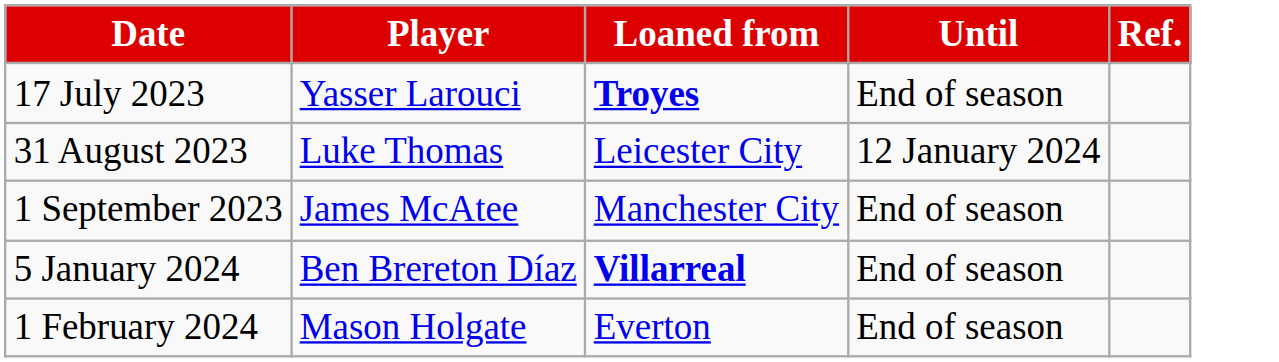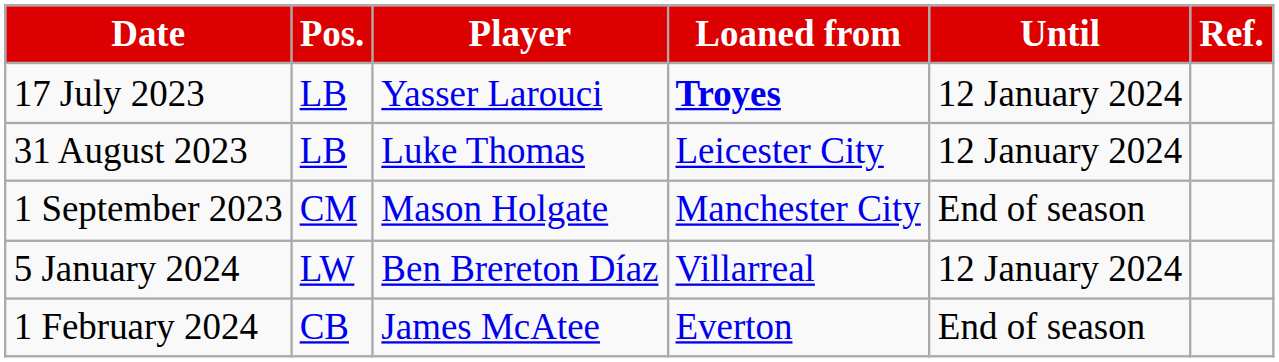+ column: (332, 33)
(960, 92) End of season -> (1060, 92) 12 January 2024
(409, 209) James McAtee -> (495, 209) Mason Holgate
(670, 268) bold -> (745, 268) normal
(960, 268) End of season -> (1060, 268) 12 January 2024
(413, 326) Mason Holgate -> (491, 326) James McAtee
